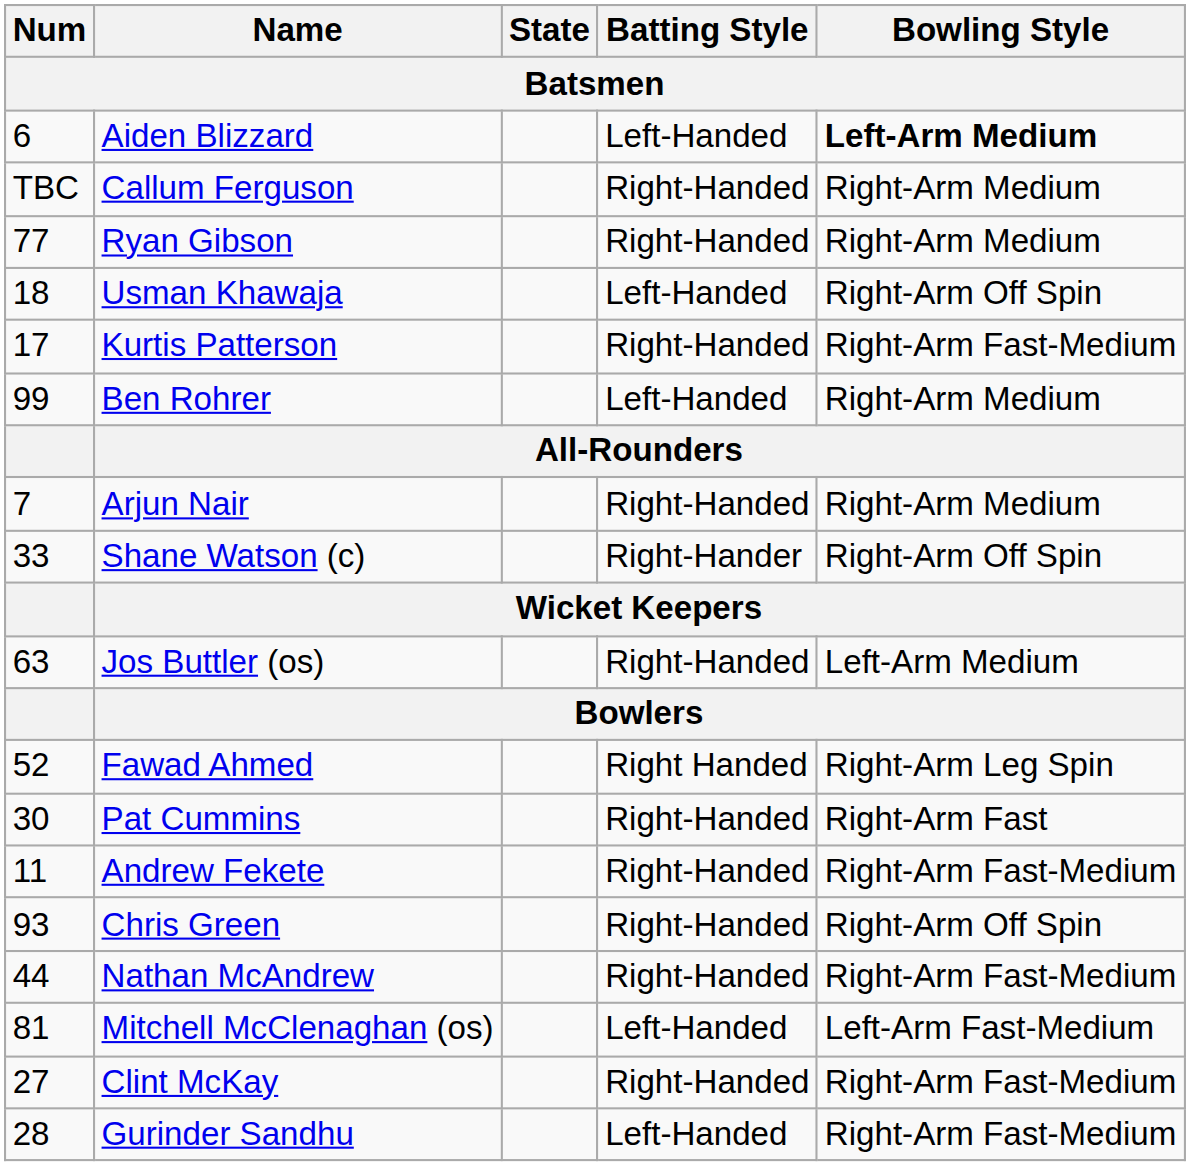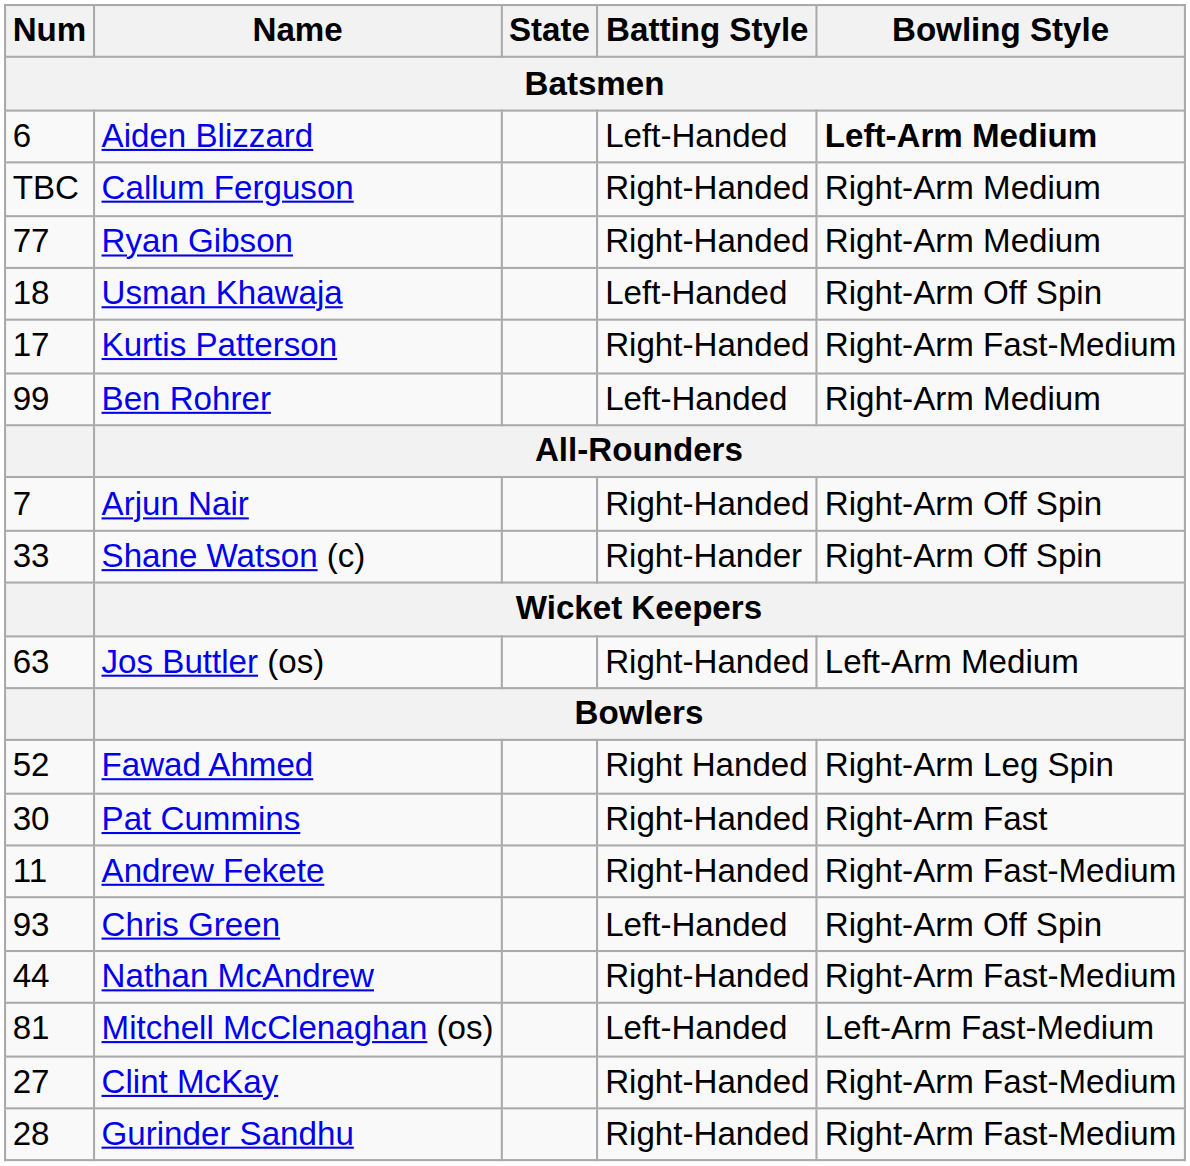(963, 503) Right-Arm Medium -> (963, 503) Right-Arm Off Spin
(707, 923) Right-Handed -> (696, 923) Left-Handed
(696, 1133) Left-Handed -> (707, 1133) Right-Handed
